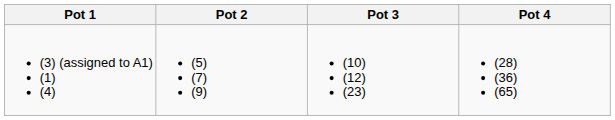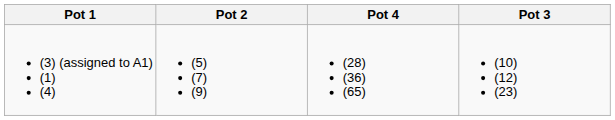columns swapped: (383, 14) <-> (535, 14)
